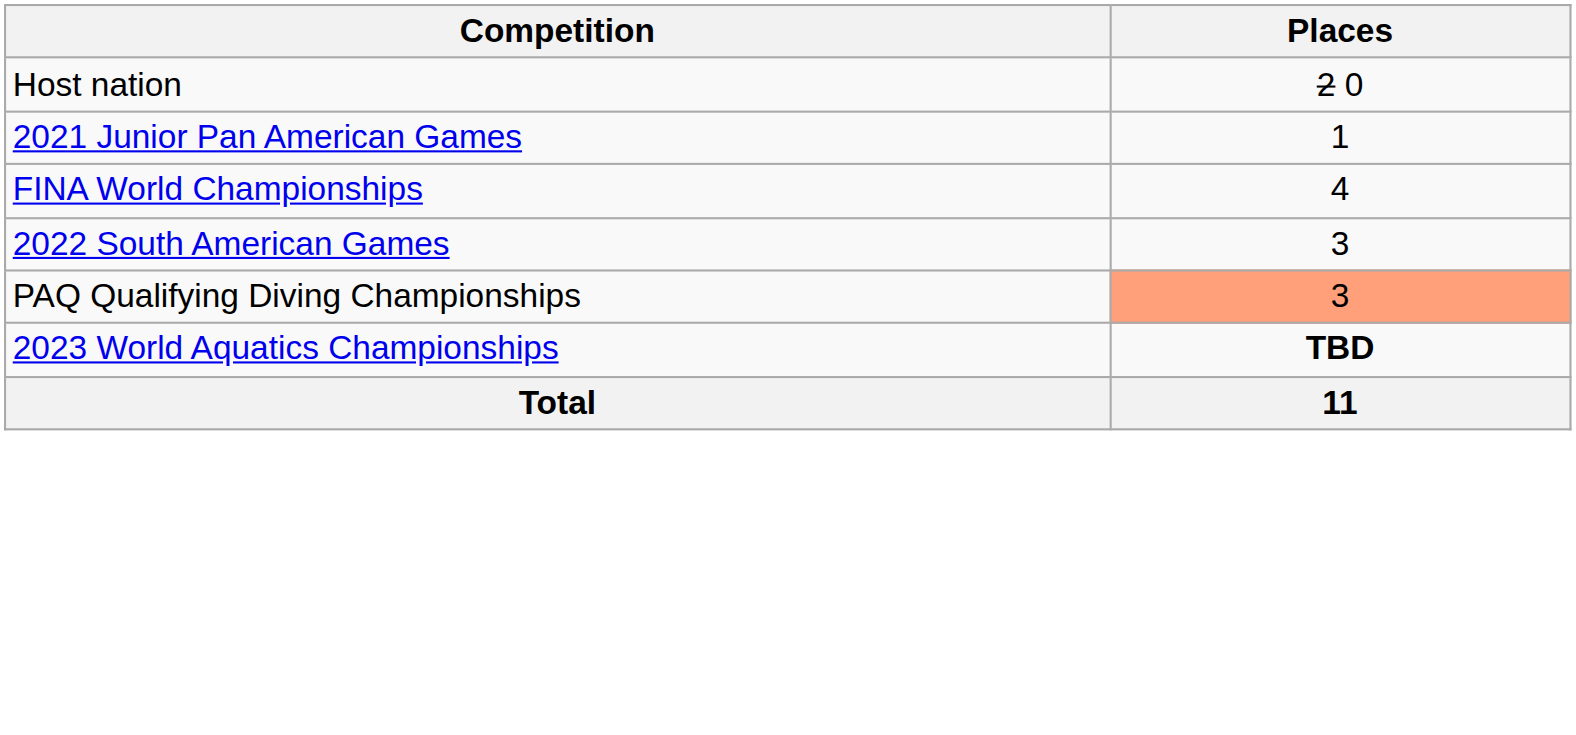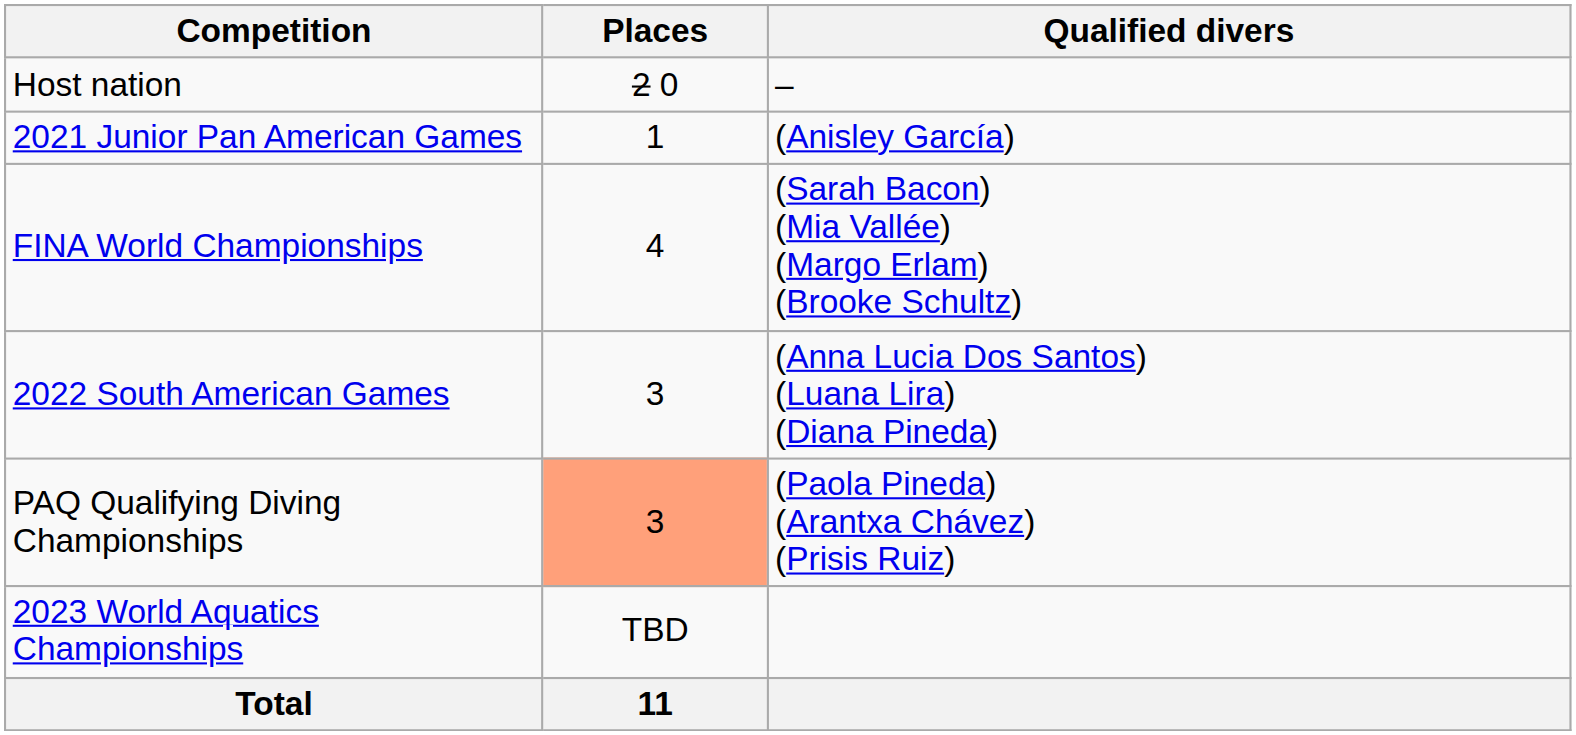+ column: (1169, 31)
(1340, 349) bold -> (655, 631) normal
